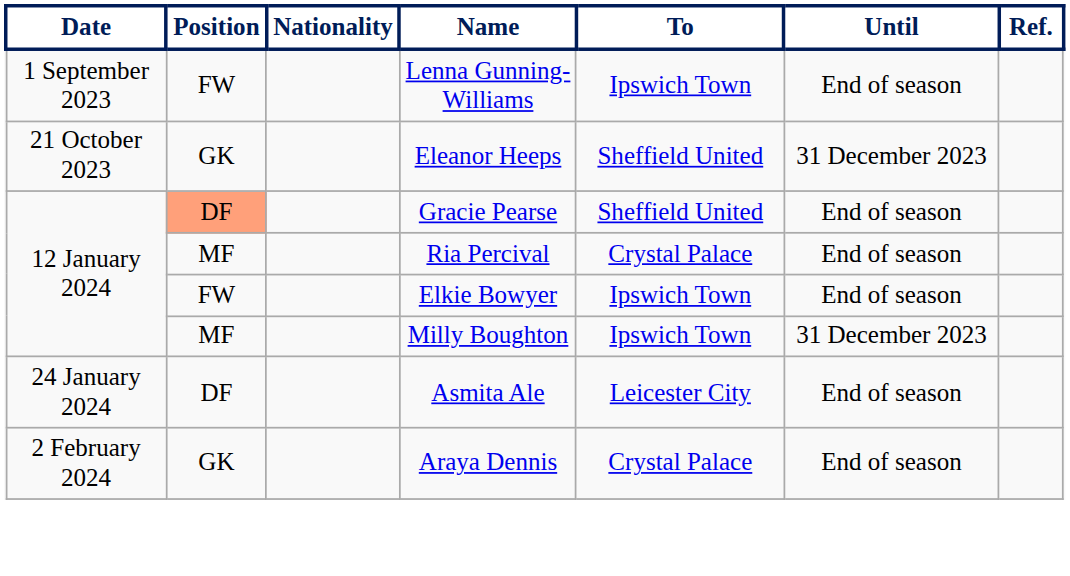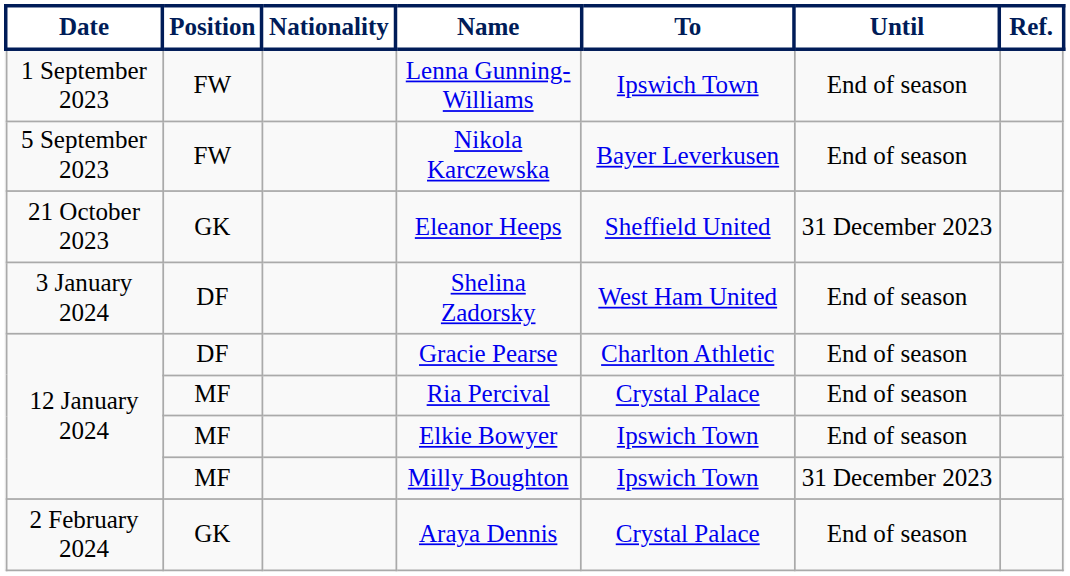+ row: (488, 156)
+ row: (488, 297)
(216, 212) lightsalmon background -> (212, 353) no background
(680, 212) Sheffield United -> (688, 353) Charlton Athletic
(216, 294) FW -> (212, 436) MF
- row: (488, 392)
